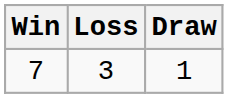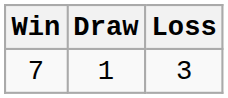columns swapped: (184, 27) <-> (106, 27)
